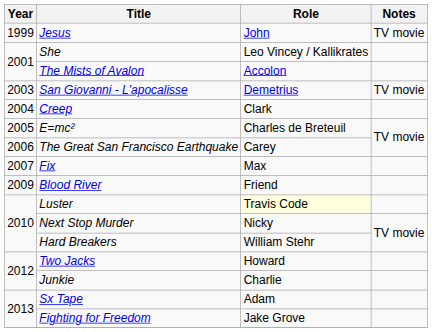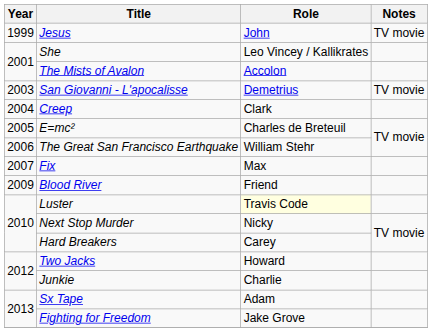(260, 147) Carey -> (279, 147) William Stehr
(279, 242) William Stehr -> (260, 242) Carey
